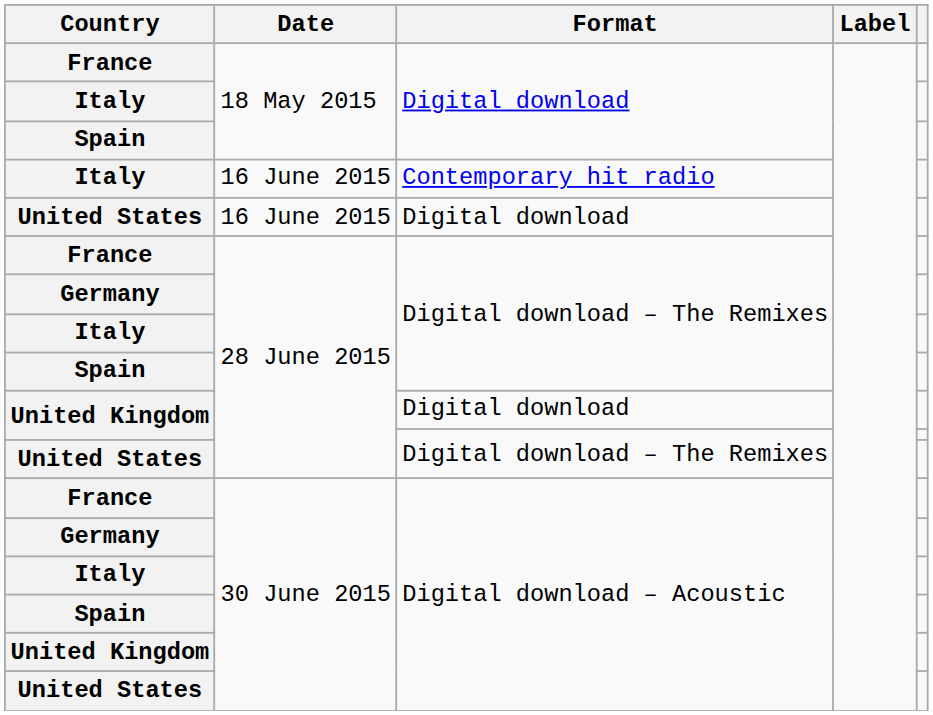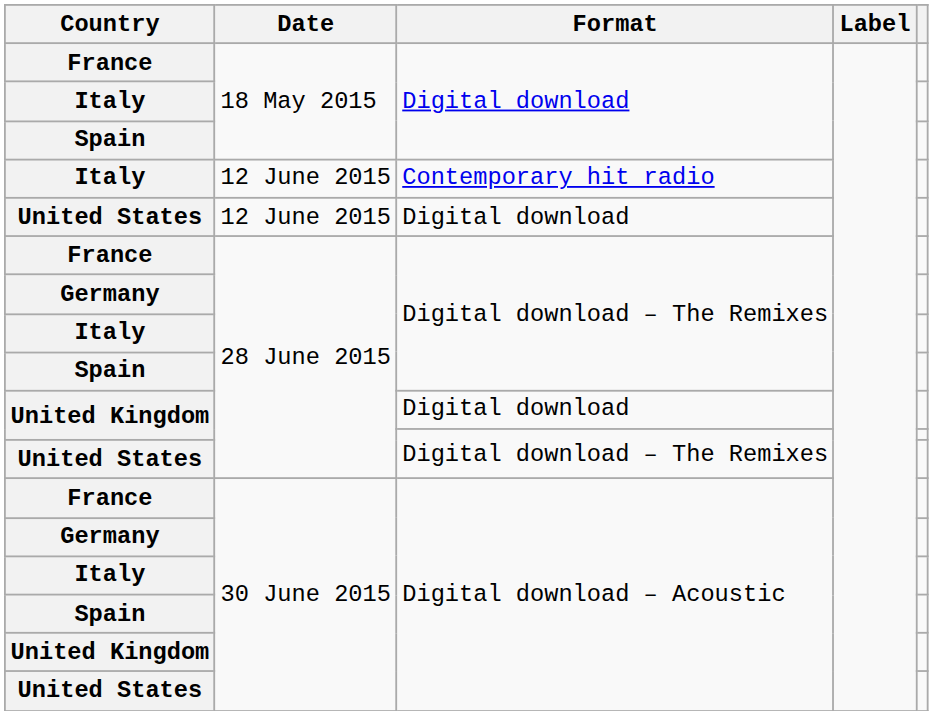(306, 178) 16 June 2015 -> (306, 178) 12 June 2015
(306, 217) 16 June 2015 -> (306, 217) 12 June 2015
